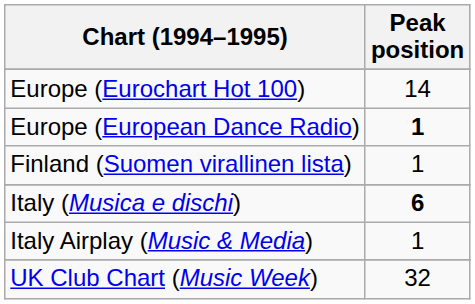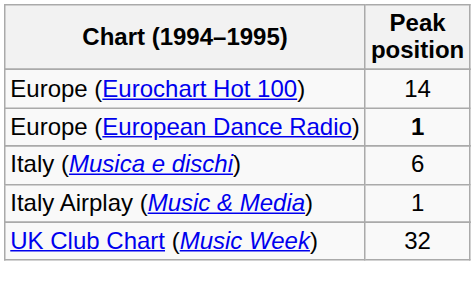- row: (181, 164)
(418, 202) bold -> (418, 164) normal
